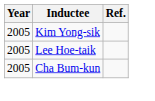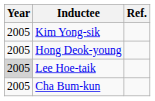+ row: (78, 50)
(19, 50) no background -> (19, 68) lightgrey background
